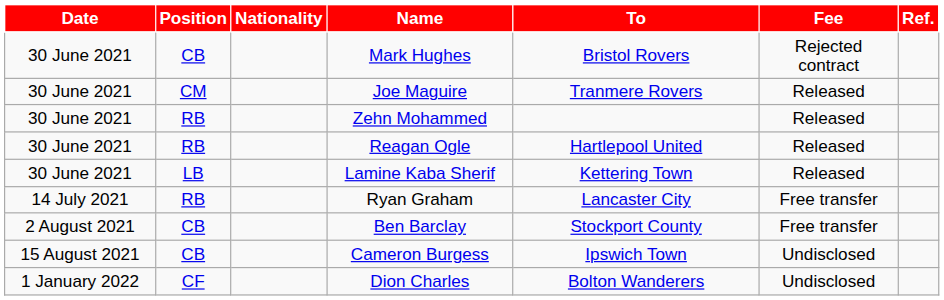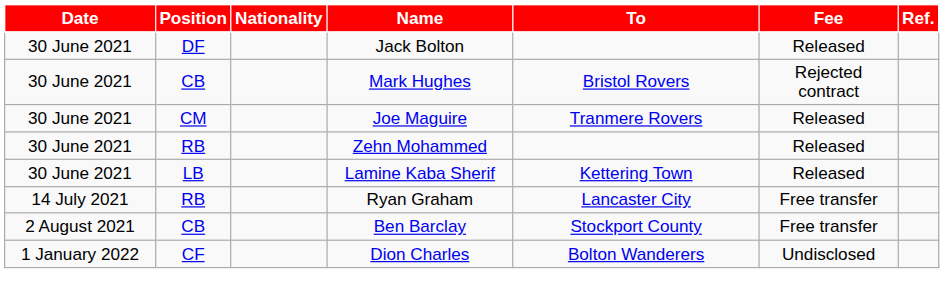+ row: (420, 46)
- row: (420, 146)
- row: (420, 254)
